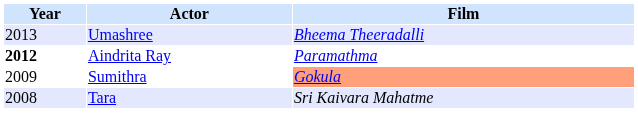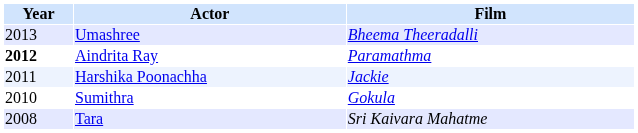+ row: (141, 76)
(21, 76) 2009 -> (21, 98) 2010
(317, 76) lightsalmon background -> (371, 98) no background
